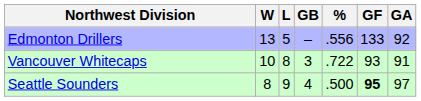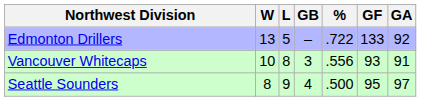(340, 38) .556 -> (340, 38) .722
(340, 61) .722 -> (340, 61) .556
(372, 84) bold -> (372, 84) normal
